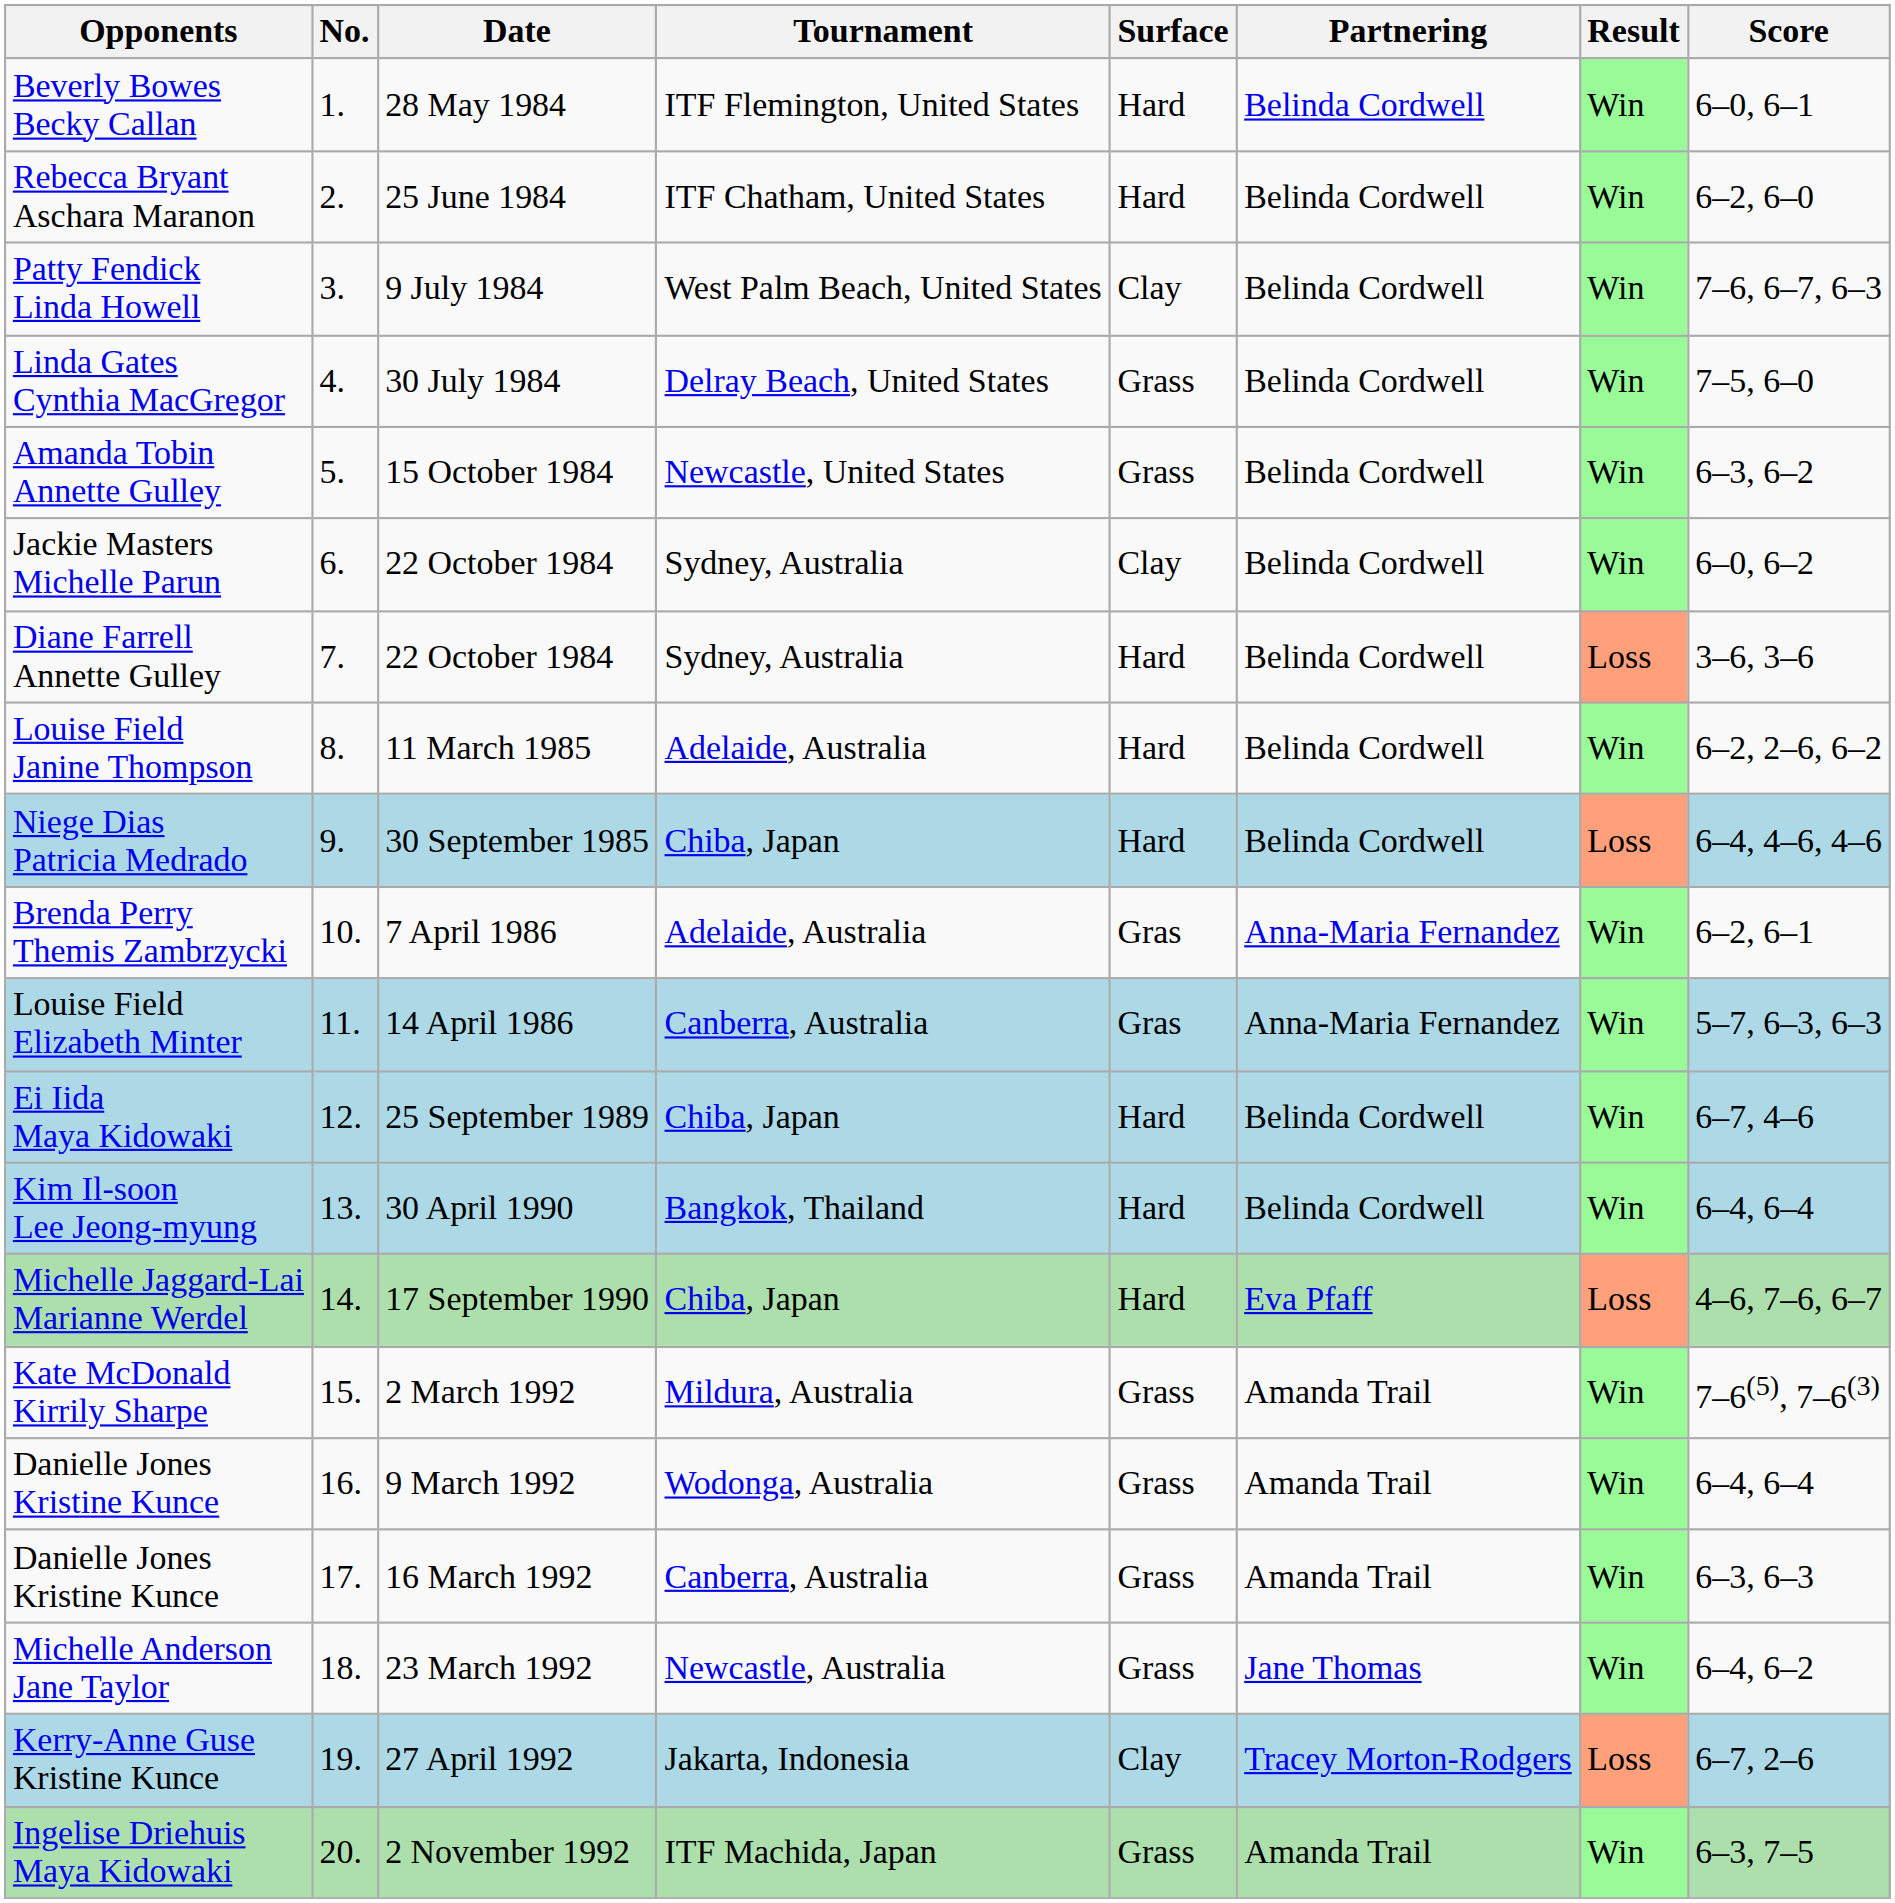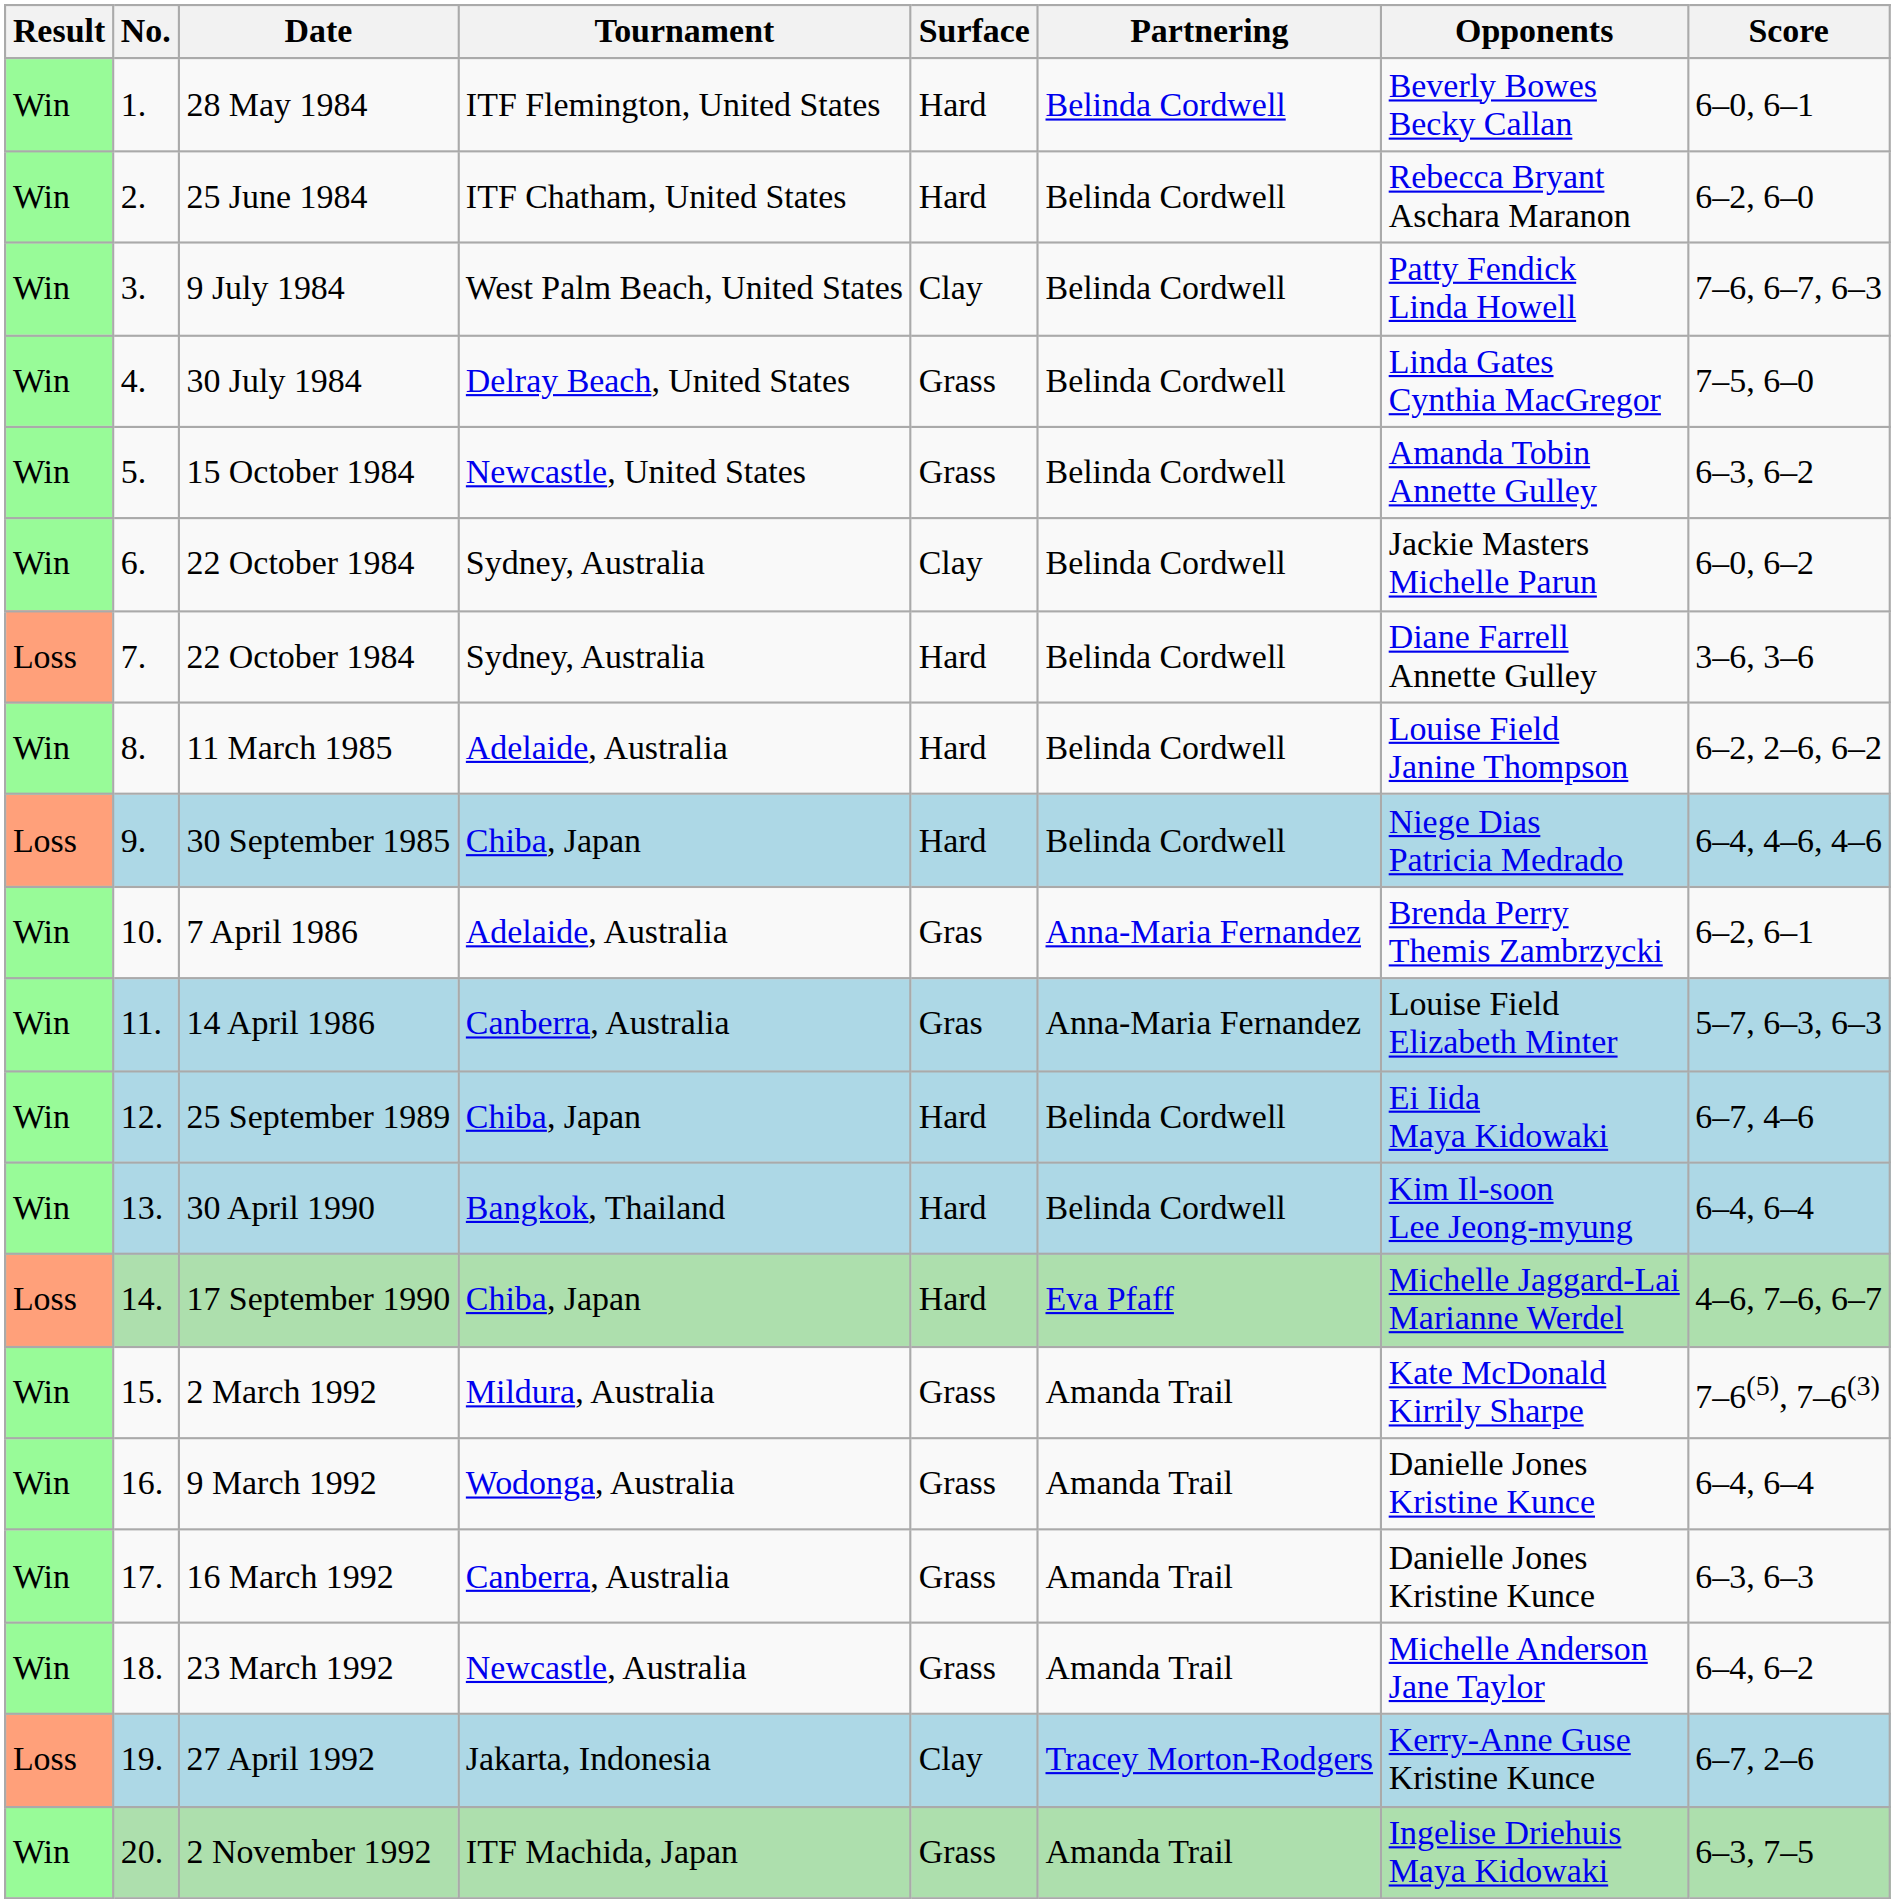columns swapped: (1634, 31) <-> (158, 31)
(1333, 1667) Jane Thomas -> (1139, 1667) Amanda Trail
